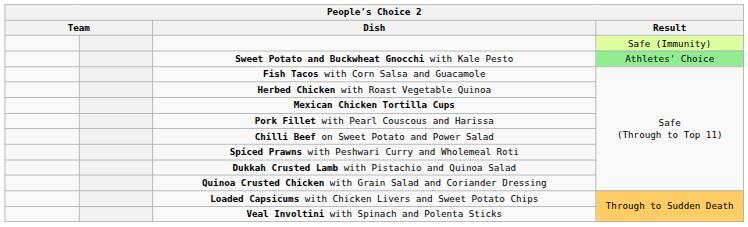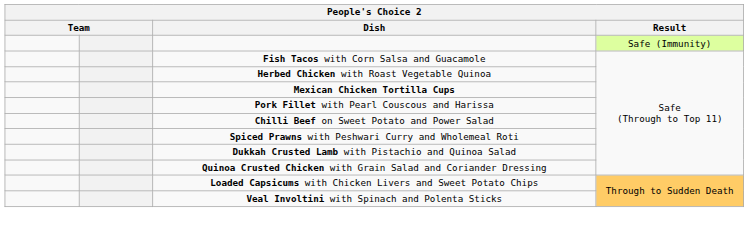- row: (374, 58)
